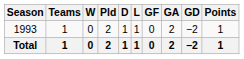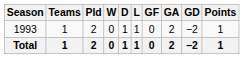columns swapped: (108, 12) <-> (90, 12)
